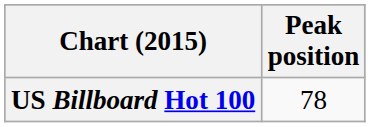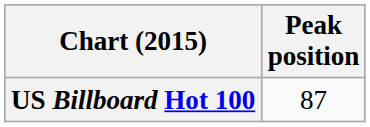(314, 99) 78 -> (314, 99) 87
